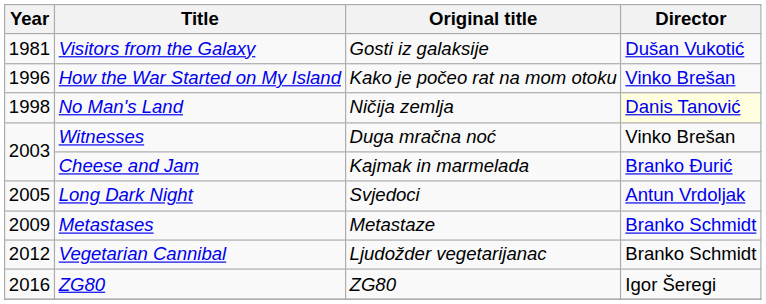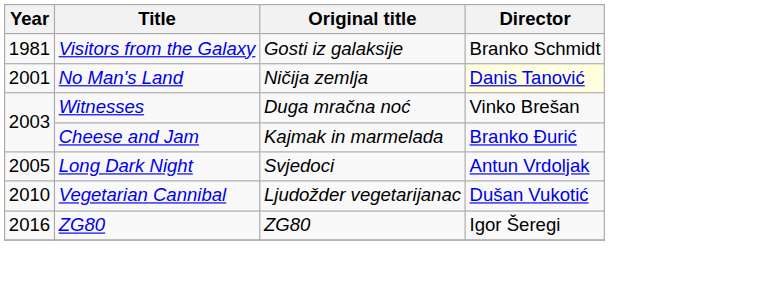(685, 48) Dušan Vukotić -> (535, 48) Branko Schmidt
- row: (200, 78)
(30, 107) 1998 -> (30, 78) 2001
- row: (106, 225)
(30, 254) 2012 -> (30, 195) 2010
(691, 254) Branko Schmidt -> (529, 195) Dušan Vukotić
